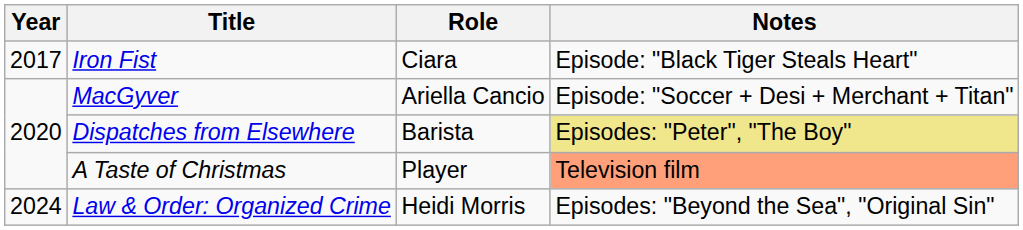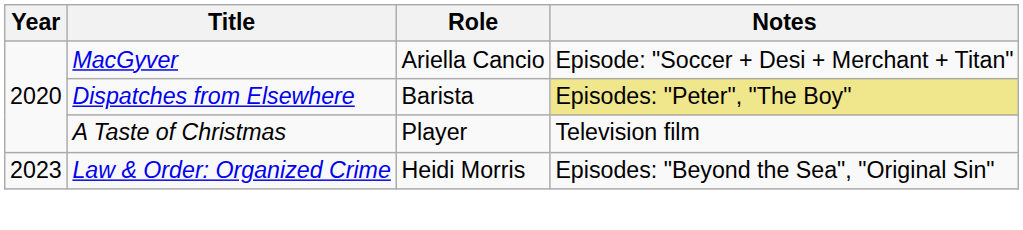- row: (114, 59)
(628, 170) lightsalmon background -> (628, 133) no background
(36, 206) 2024 -> (36, 170) 2023
